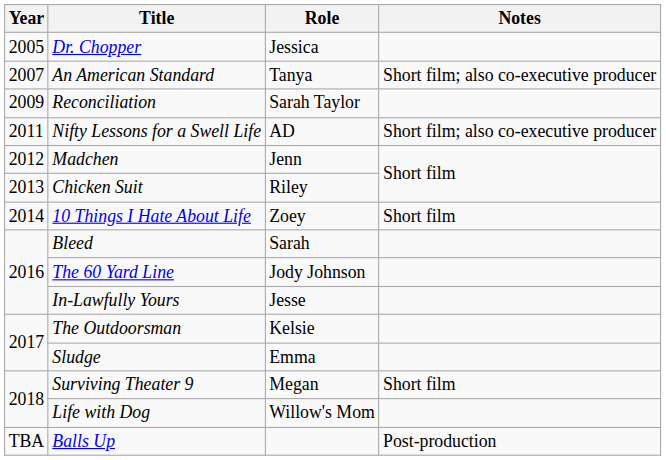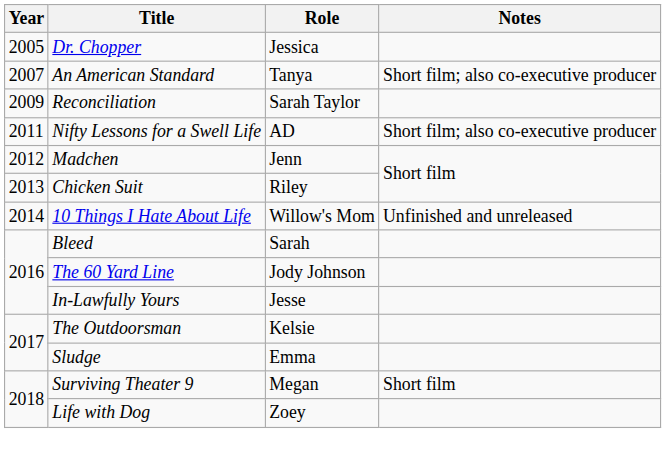(287, 215) Zoey -> (322, 215) Willow's Mom
(419, 215) Short film -> (478, 215) Unfinished and unreleased
(322, 412) Willow's Mom -> (287, 412) Zoey
- row: (84, 441)
